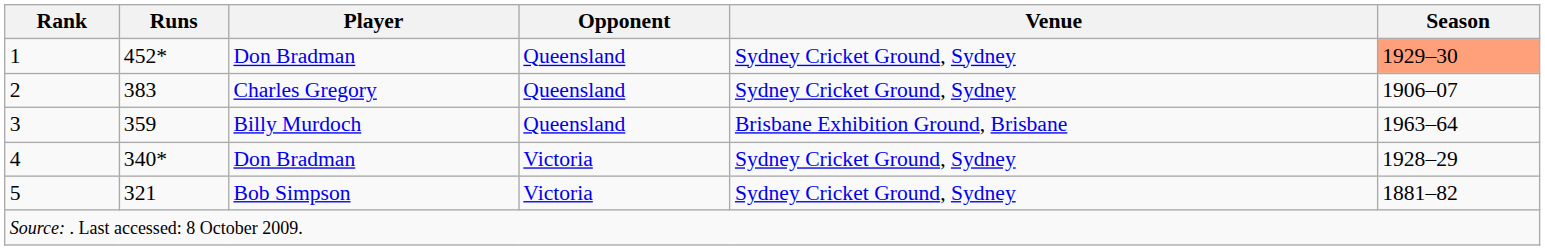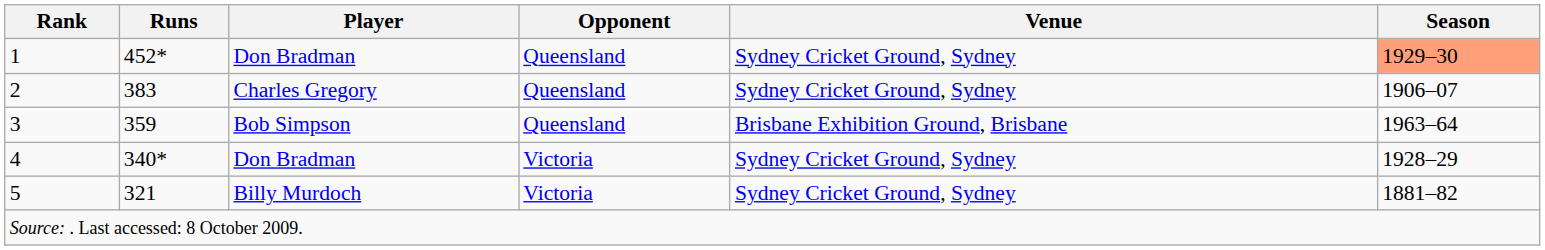(297, 124) Billy Murdoch -> (292, 124) Bob Simpson
(292, 192) Bob Simpson -> (297, 192) Billy Murdoch
